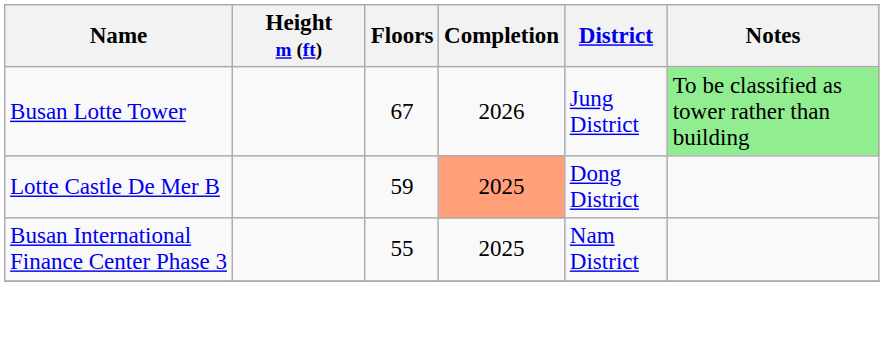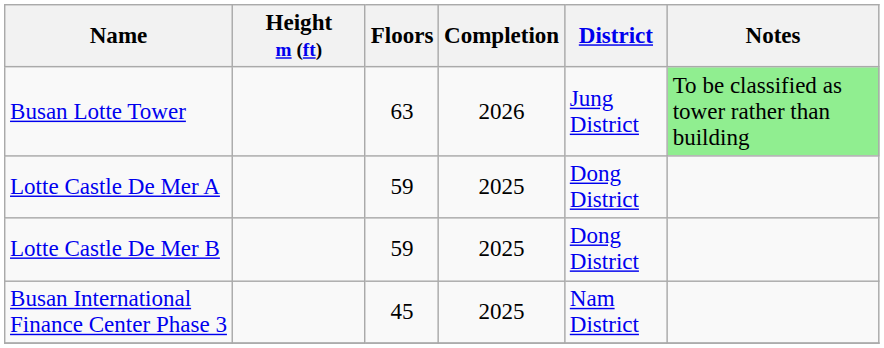(402, 111) 67 -> (402, 111) 63
+ row: (115, 186)
(502, 186) lightsalmon background -> (502, 249) no background
(402, 249) 55 -> (402, 311) 45
